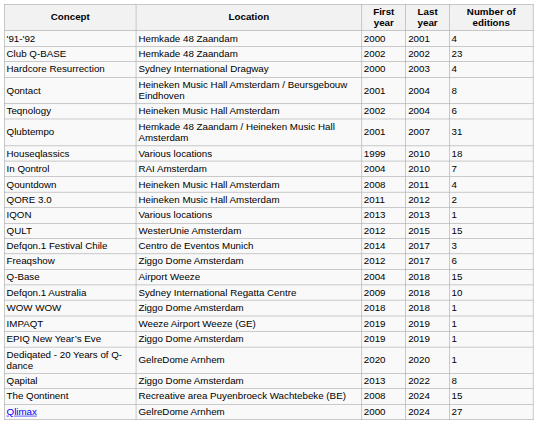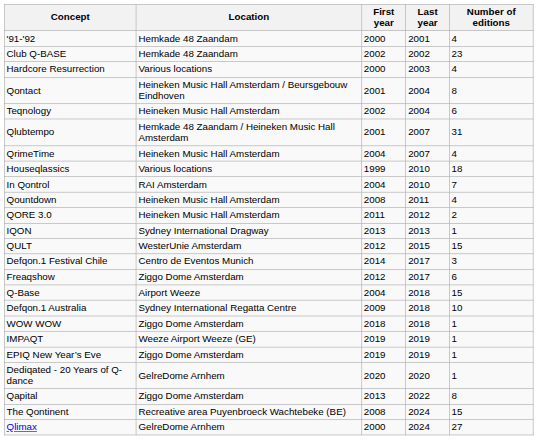(204, 69) Sydney International Dragway -> (175, 69) Various locations
+ row: (31, 153)
(175, 215) Various locations -> (204, 230) Sydney International Dragway
